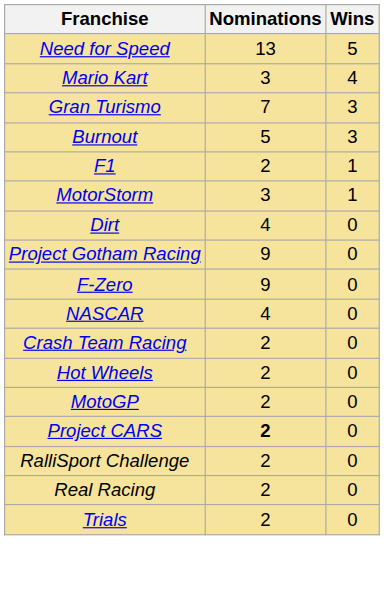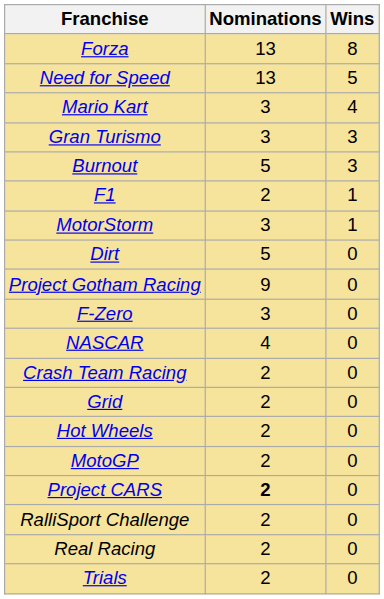+ row: (105, 48)
(265, 107) 7 -> (265, 136) 3
(265, 225) 4 -> (265, 254) 5
(265, 284) 9 -> (265, 313) 3
+ row: (105, 401)
